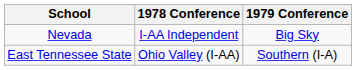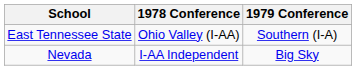rows swapped: (69, 55) <-> (70, 34)
